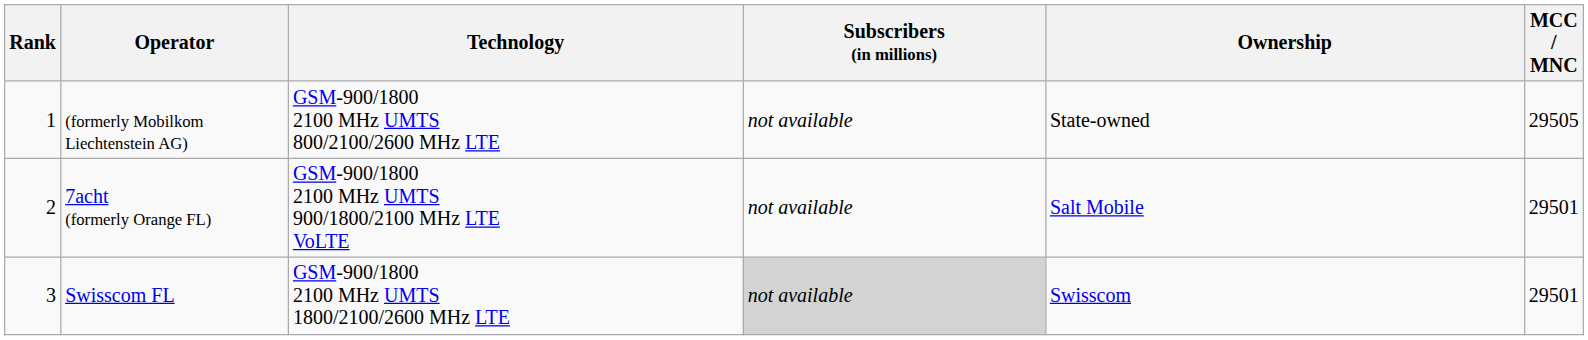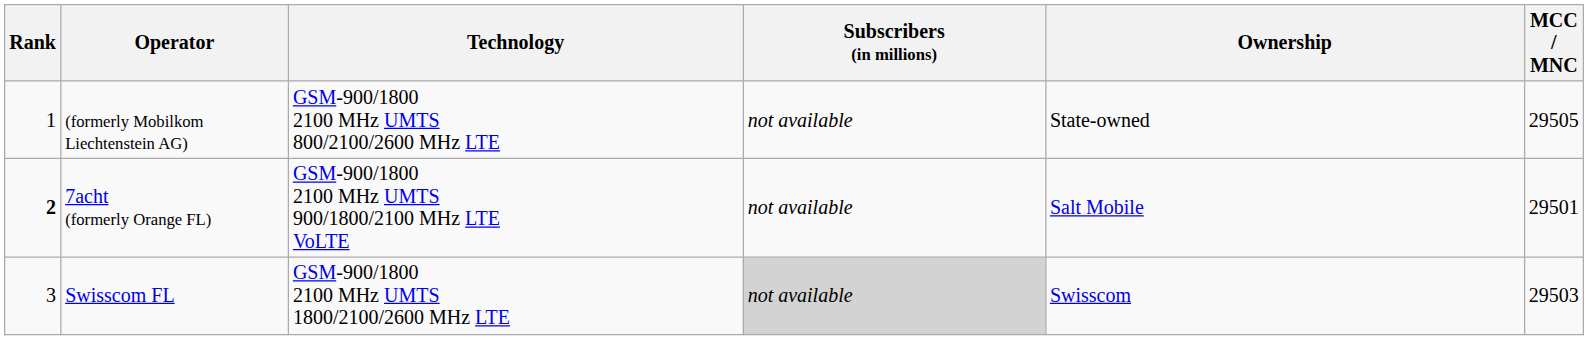(51, 207) normal -> (51, 207) bold
(1554, 295) 29501 -> (1554, 295) 29503
